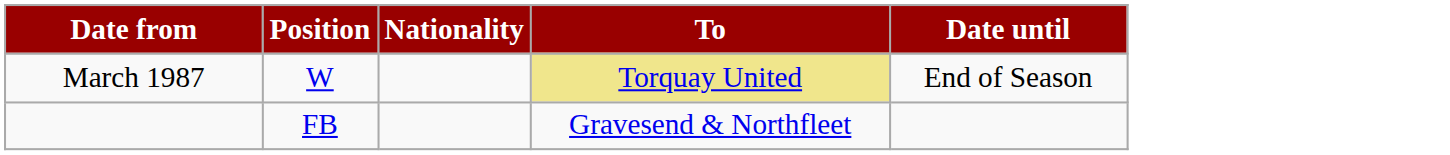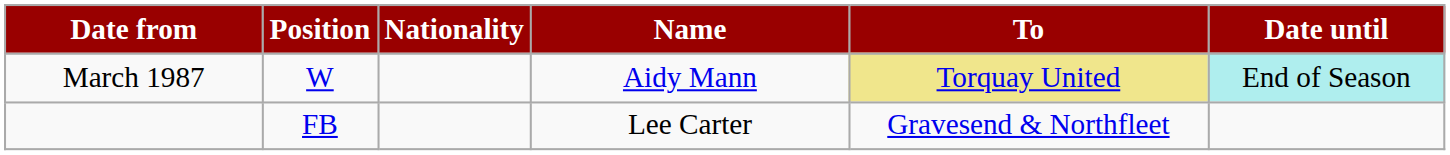+ column: (690, 28)
(1008, 77) no background -> (1326, 77) paleturquoise background
